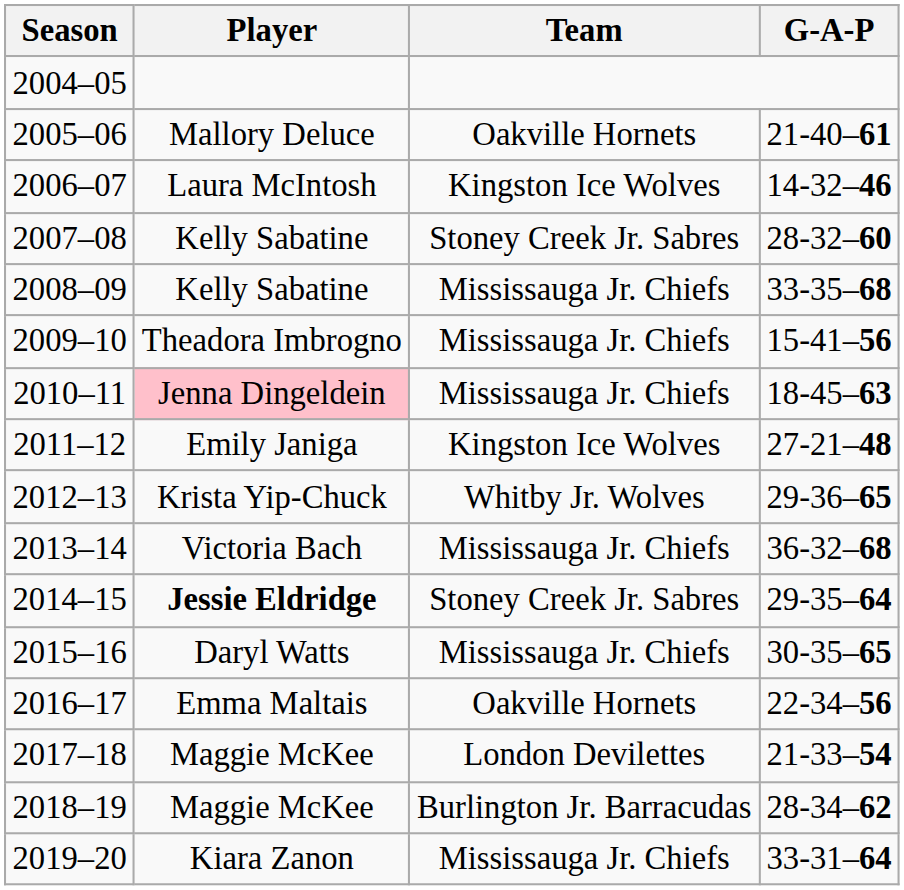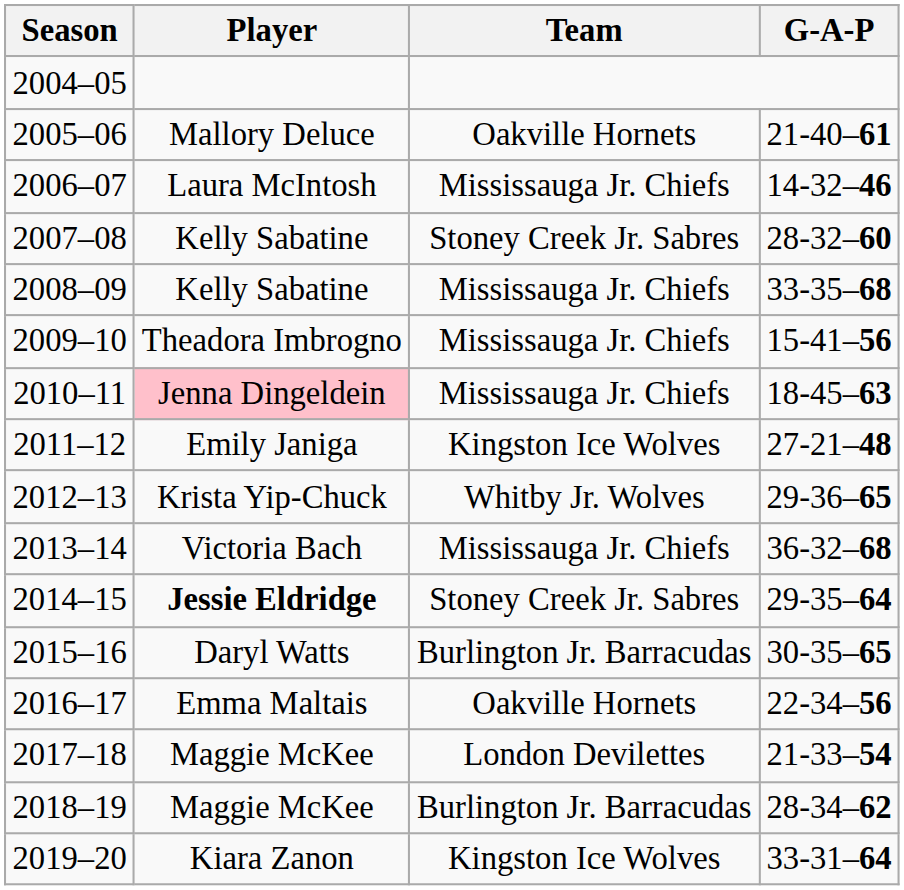(584, 185) Kingston Ice Wolves -> (584, 185) Mississauga Jr. Chiefs
(584, 651) Mississauga Jr. Chiefs -> (584, 651) Burlington Jr. Barracudas
(584, 858) Mississauga Jr. Chiefs -> (584, 858) Kingston Ice Wolves
